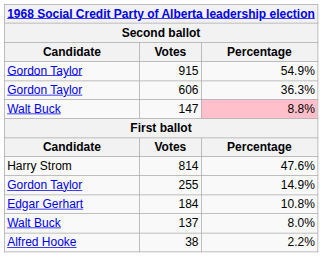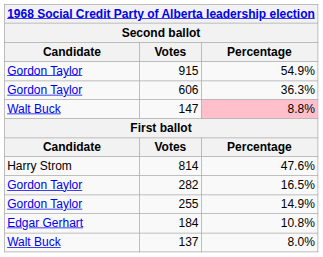+ row: (188, 185)
- row: (192, 242)
